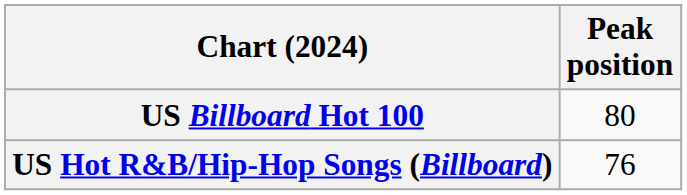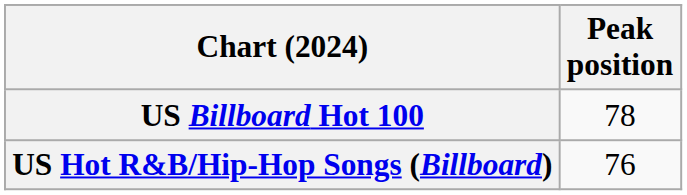(620, 114) 80 -> (620, 114) 78
